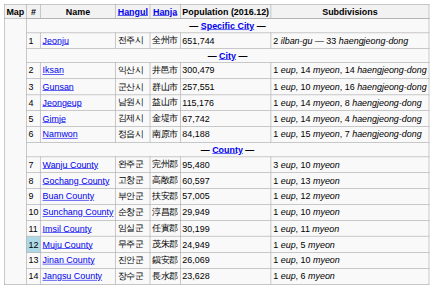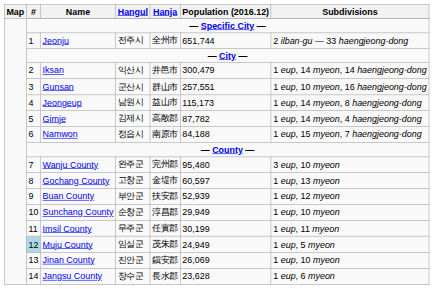(198, 103) 115,176 -> (198, 103) 115,173
(165, 119) 金堤市 -> (165, 119) 高敞郡
(196, 119) 67,742 -> (196, 119) 87,782
(165, 181) 高敞郡 -> (165, 181) 金堤市
(196, 197) 57,005 -> (196, 197) 52,939
(131, 228) 임실군 -> (131, 228) 무주군
(131, 244) 무주군 -> (131, 244) 임실군
